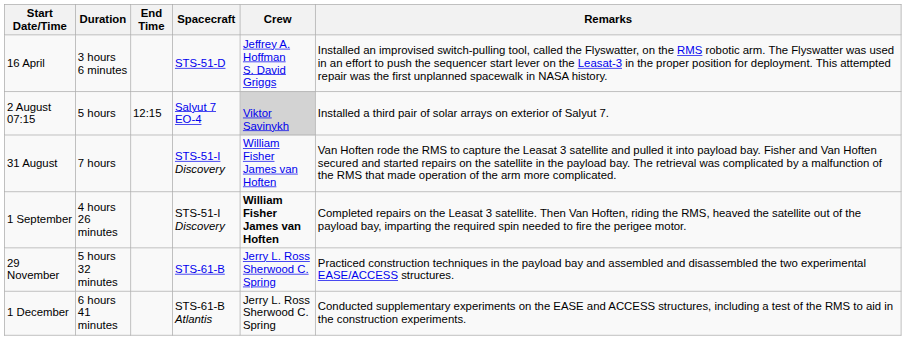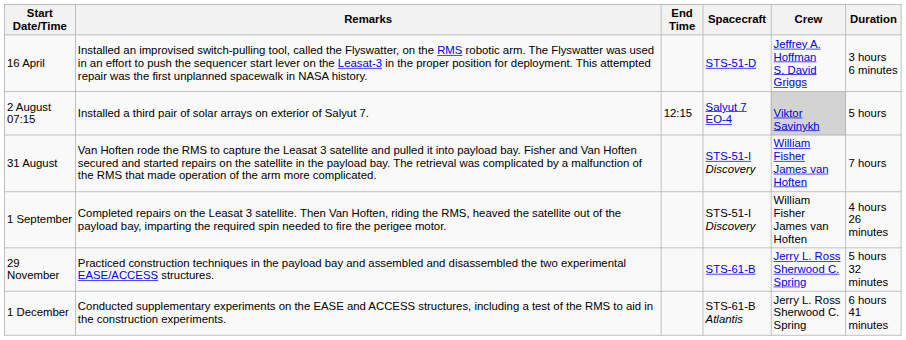columns swapped: (103, 19) <-> (608, 19)
(272, 219) bold -> (801, 219) normal
